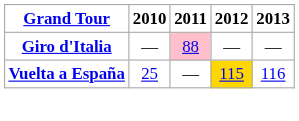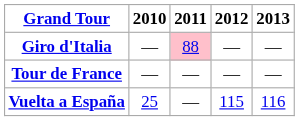+ row: (67, 73)
(232, 73) gold background -> (232, 101) no background
